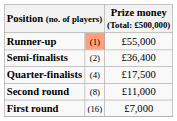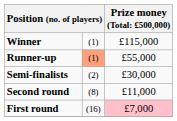+ row: (24, 41)
(139, 58) £36,400 -> (139, 74) £30,000
- row: (44, 74)
(139, 108) no background -> (139, 108) pink background
